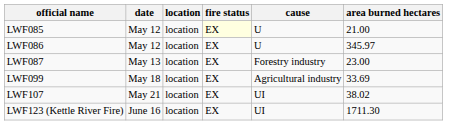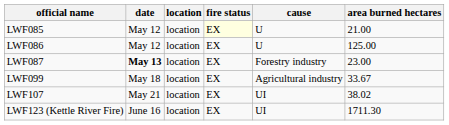(361, 45) 345.97 -> (362, 45) 125.00
(144, 62) normal -> (145, 62) bold
(358, 78) 33.69 -> (359, 78) 33.67
